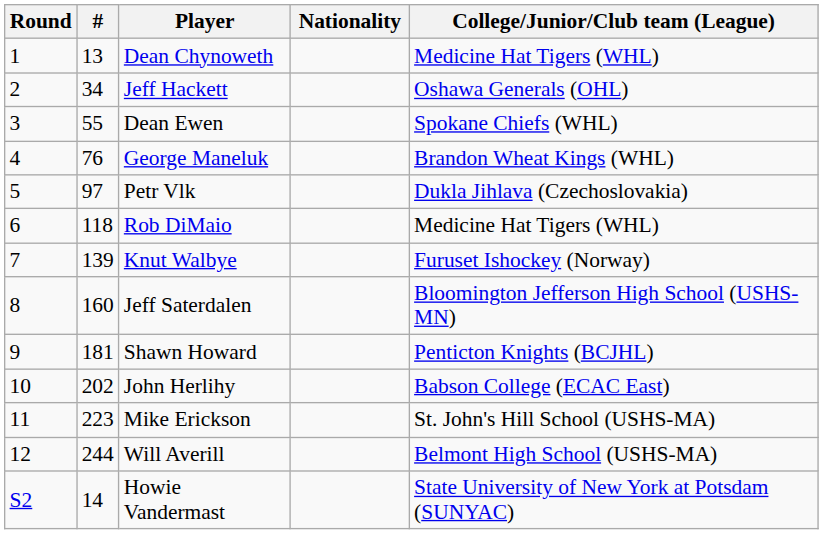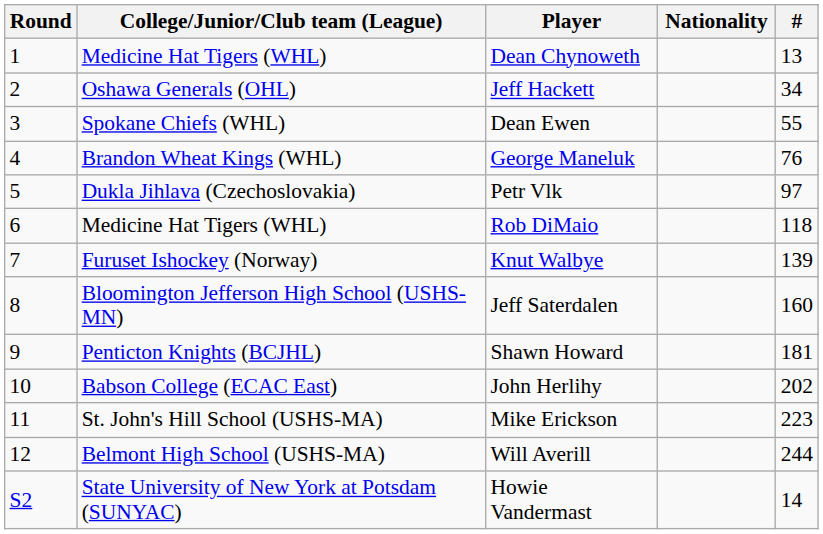columns swapped: (98, 21) <-> (614, 21)
